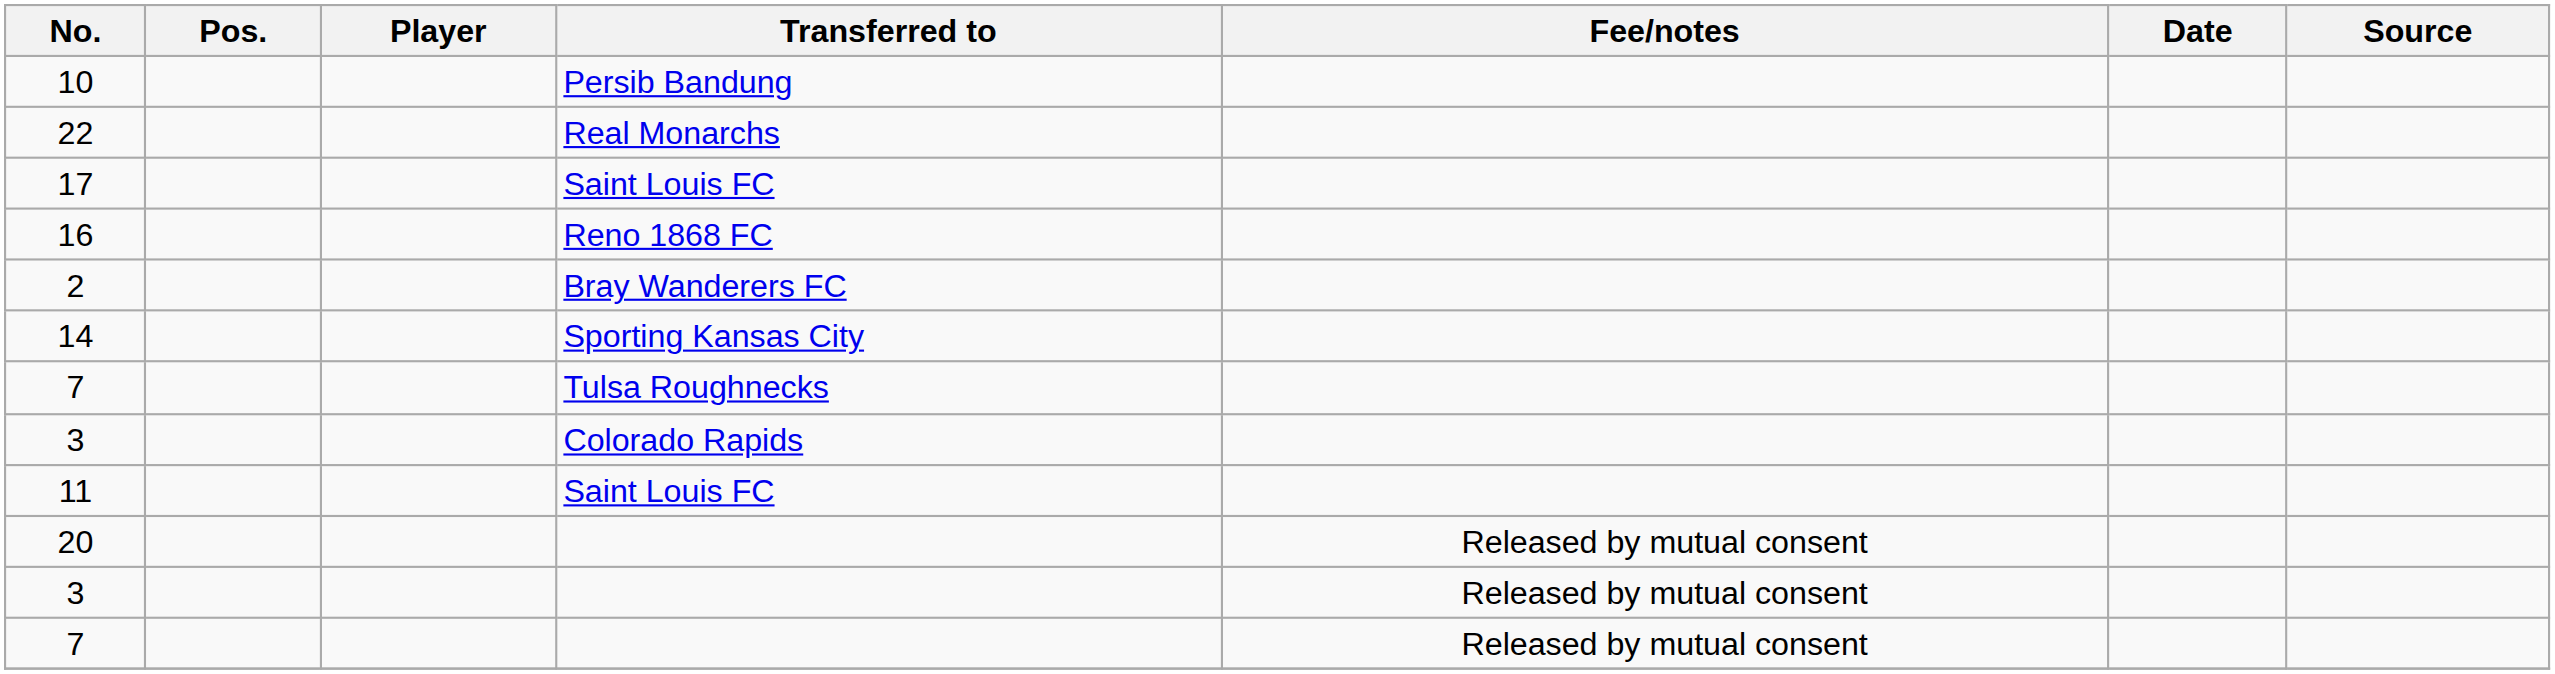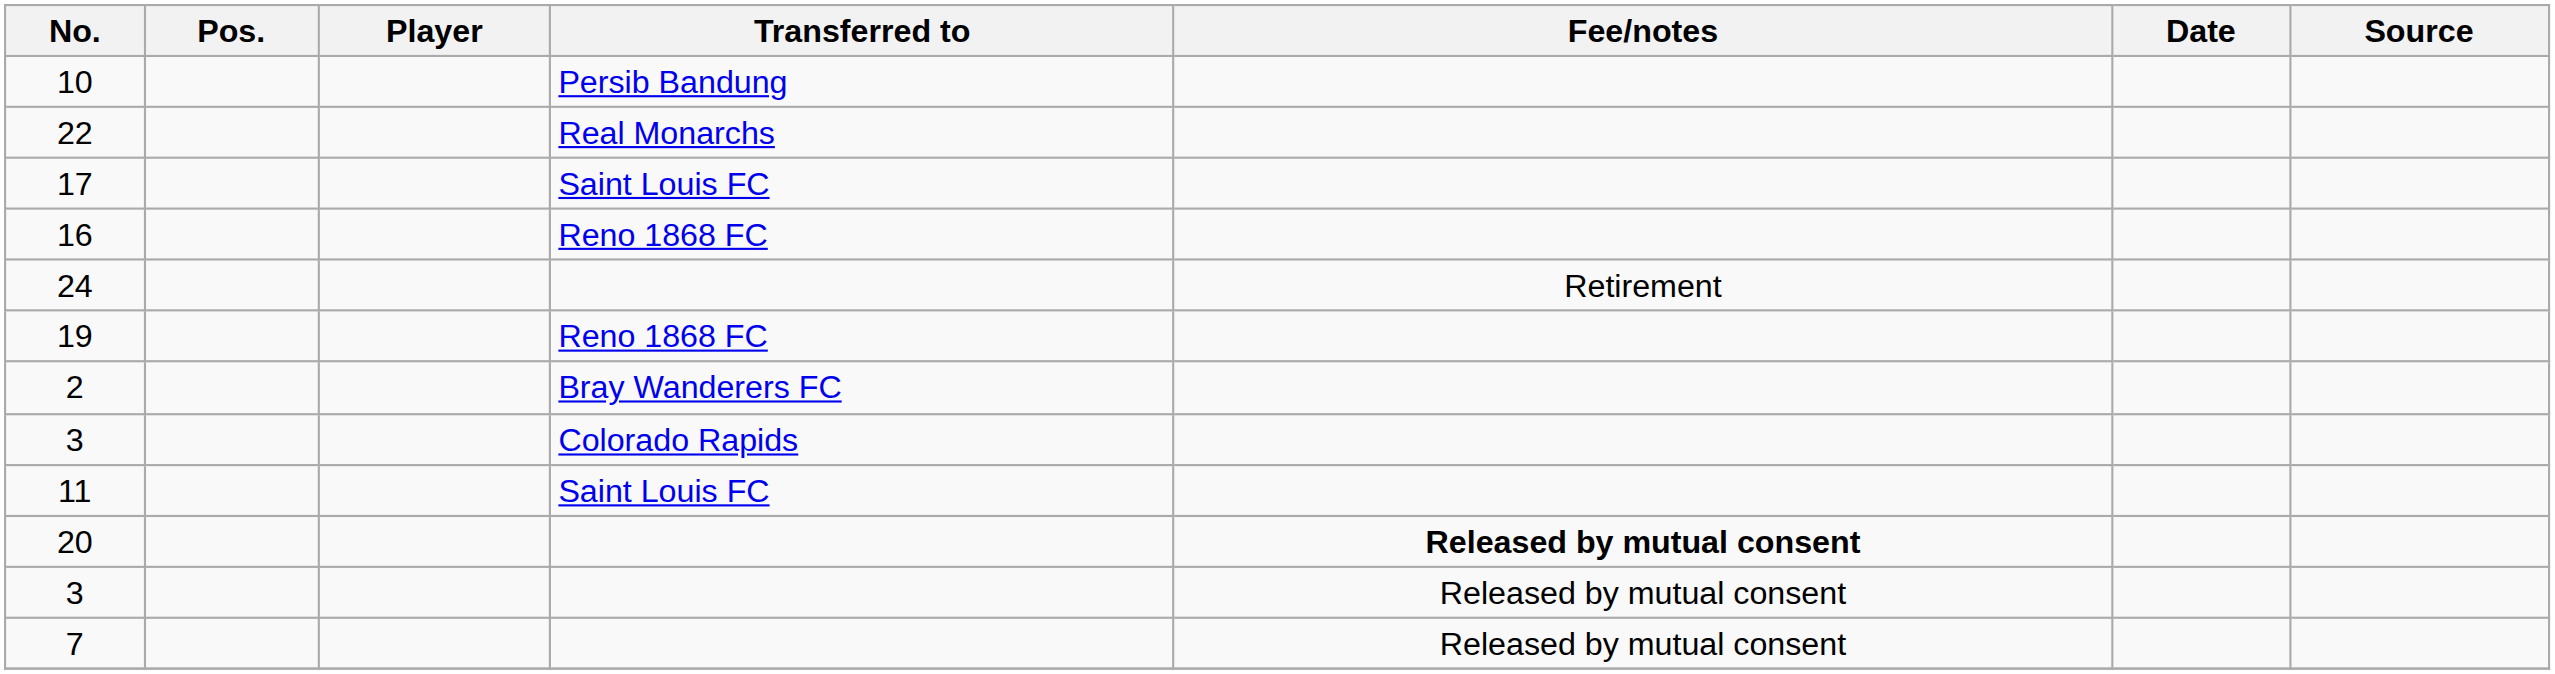+ row: (75, 286)
+ row: (75, 337)
- row: (75, 337)
- row: (75, 388)
(1665, 541) normal -> (1643, 541) bold
